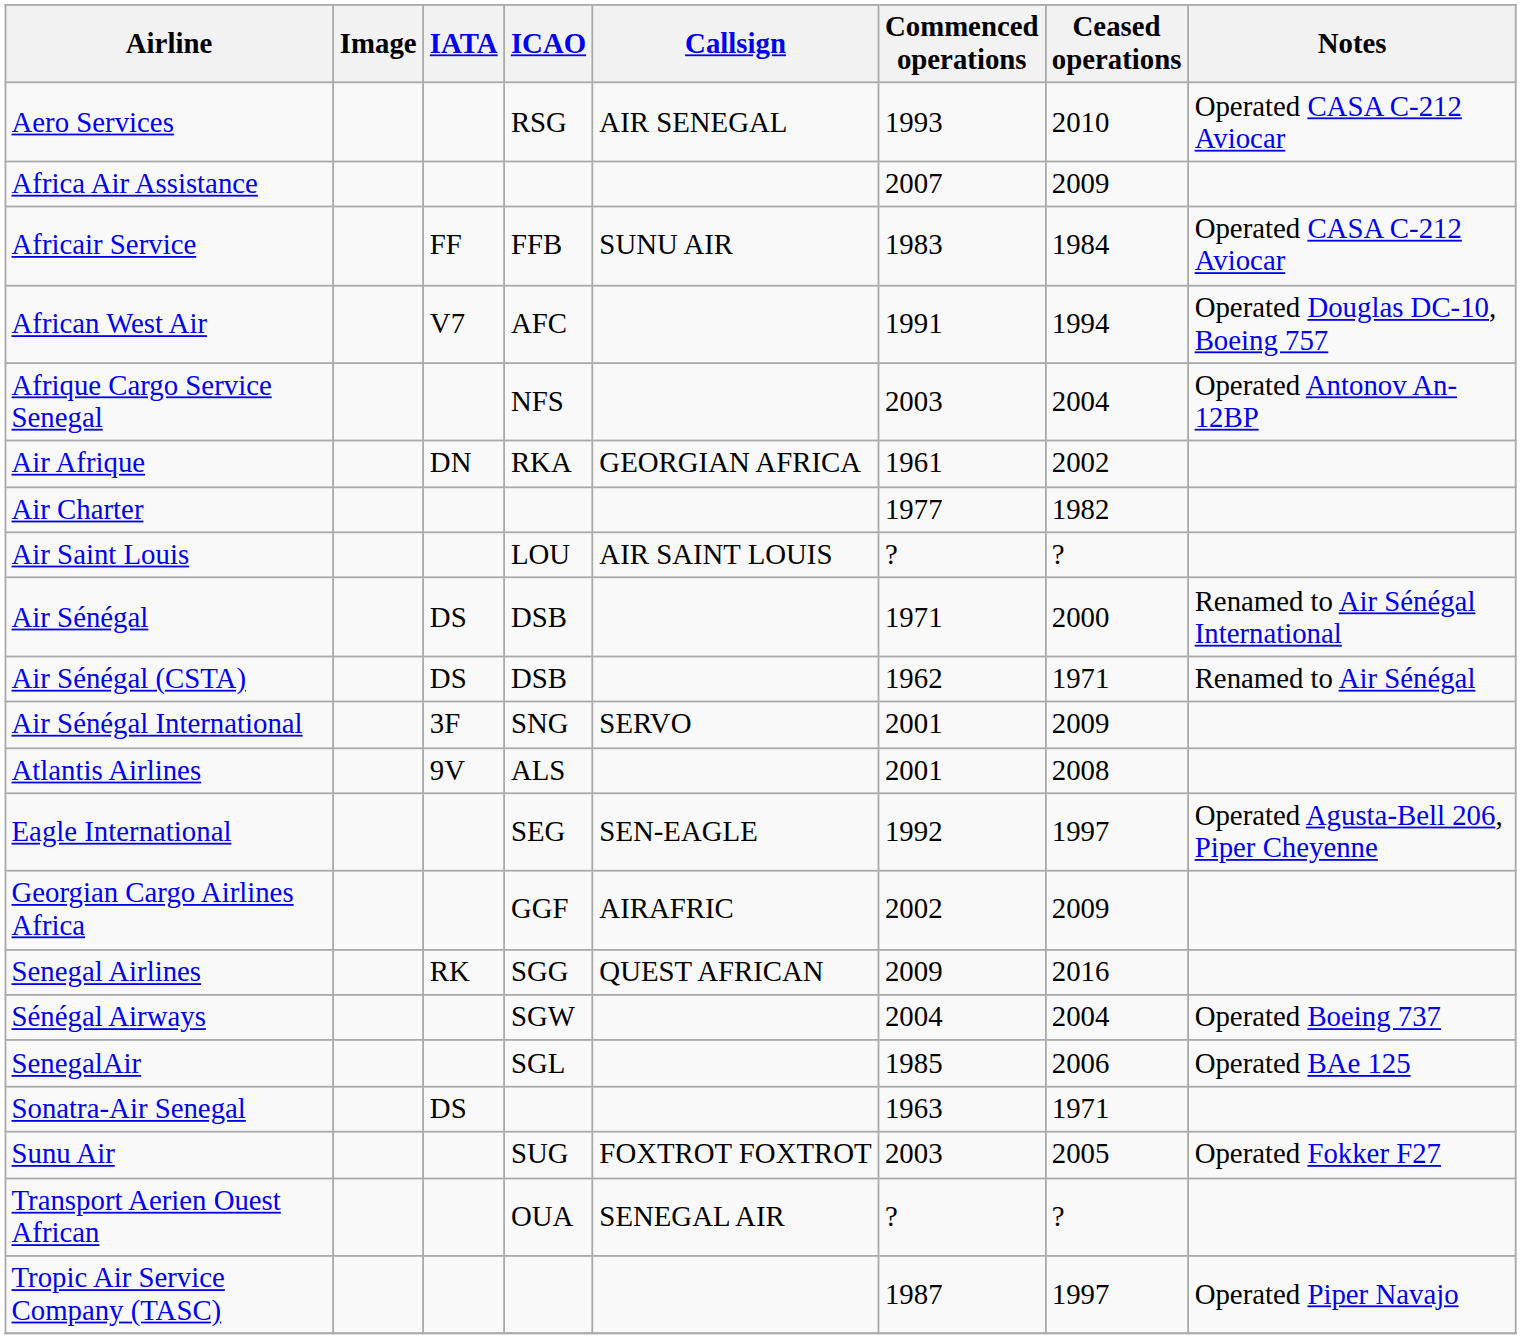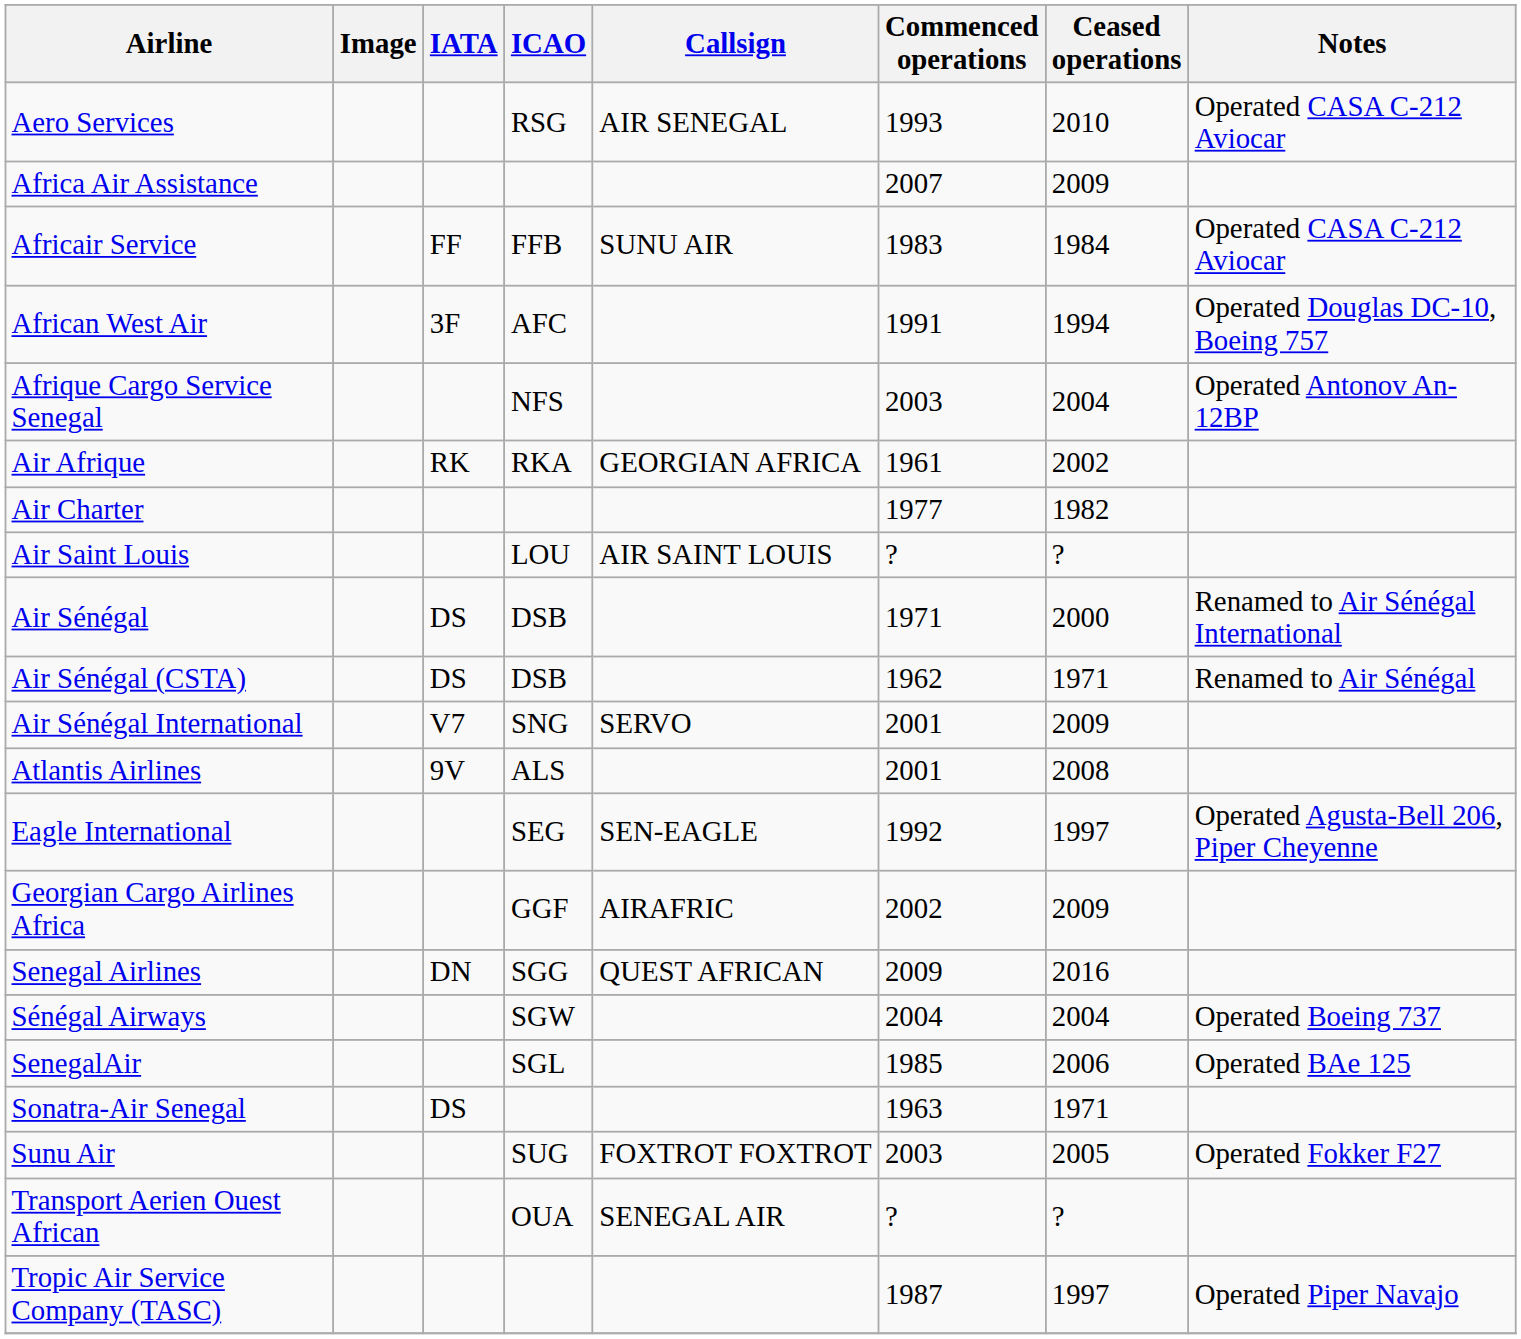(447, 323) V7 -> (445, 323) 3F
(451, 463) DN -> (450, 463) RK
(445, 724) 3F -> (447, 724) V7
(450, 971) RK -> (451, 971) DN
